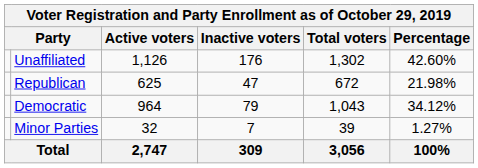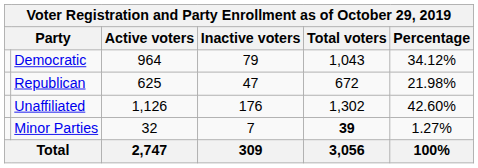rows swapped: (50, 106) <-> (50, 60)
(347, 128) normal -> (347, 128) bold
